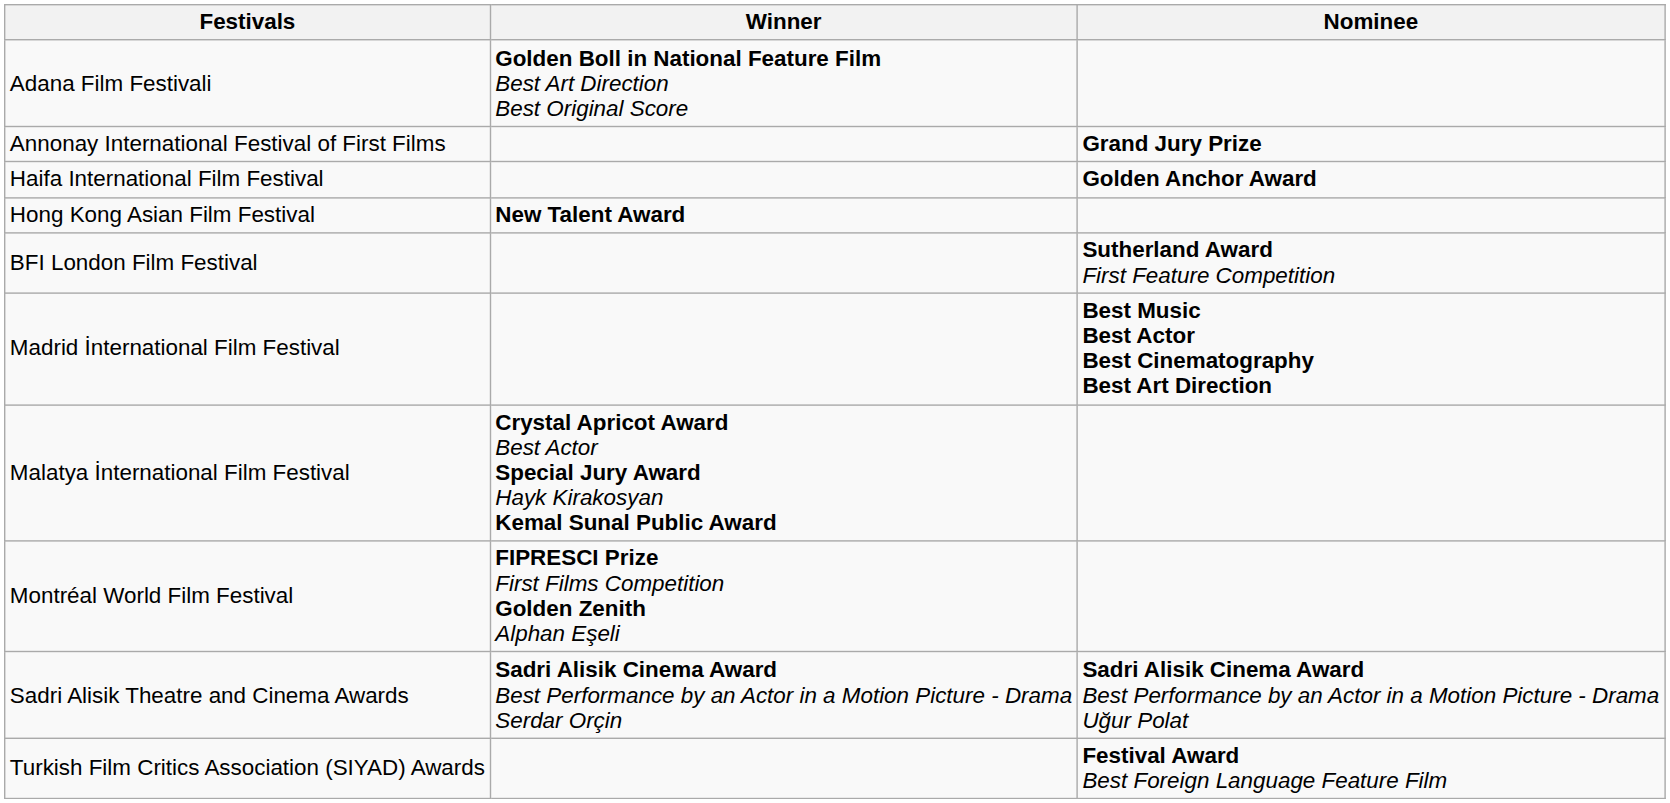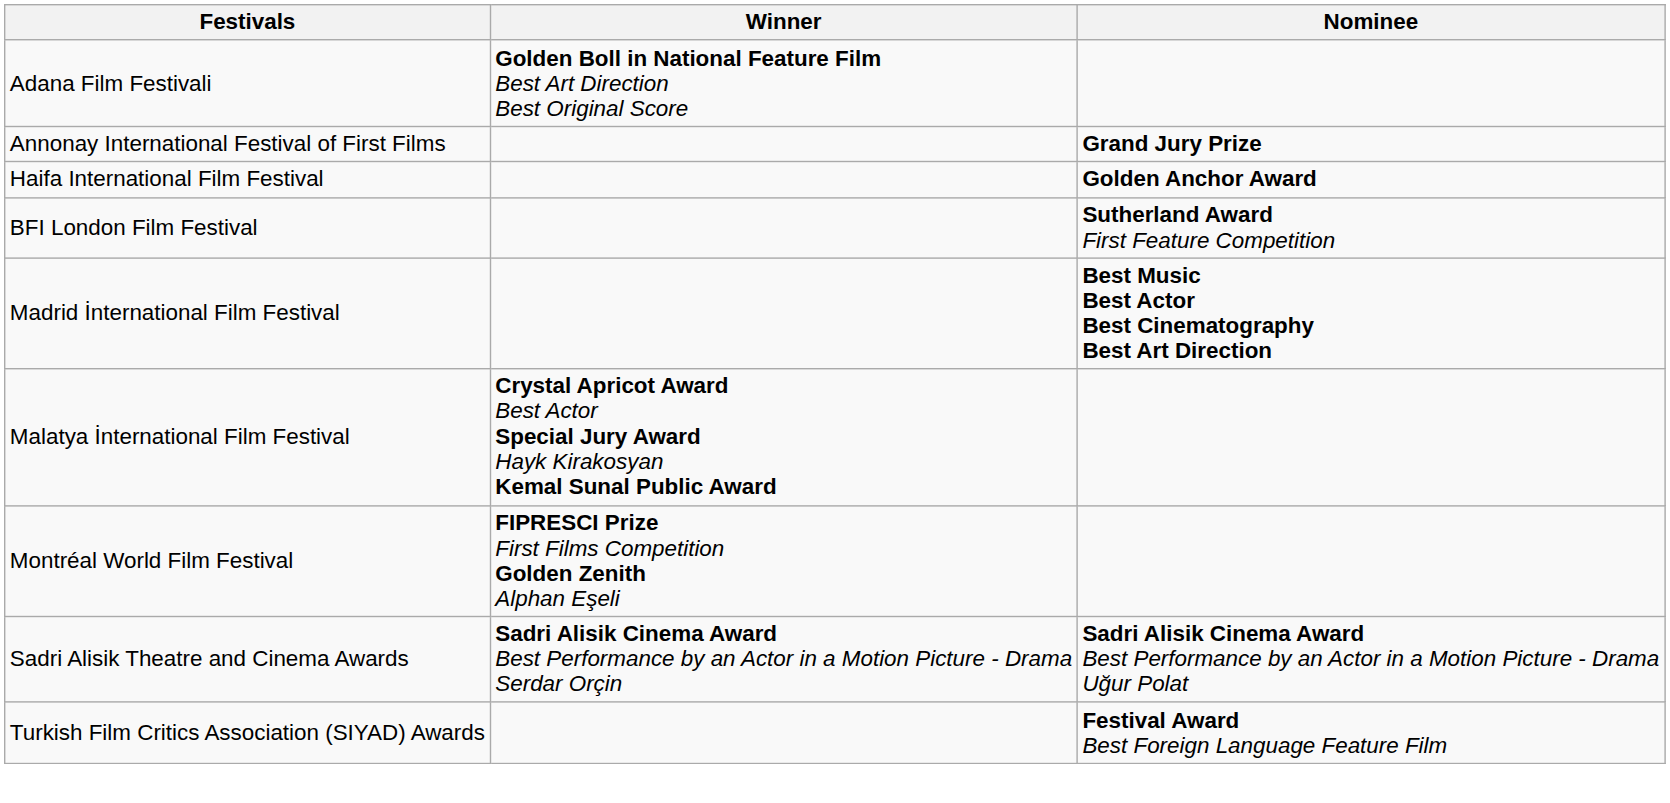- row: (162, 214)
